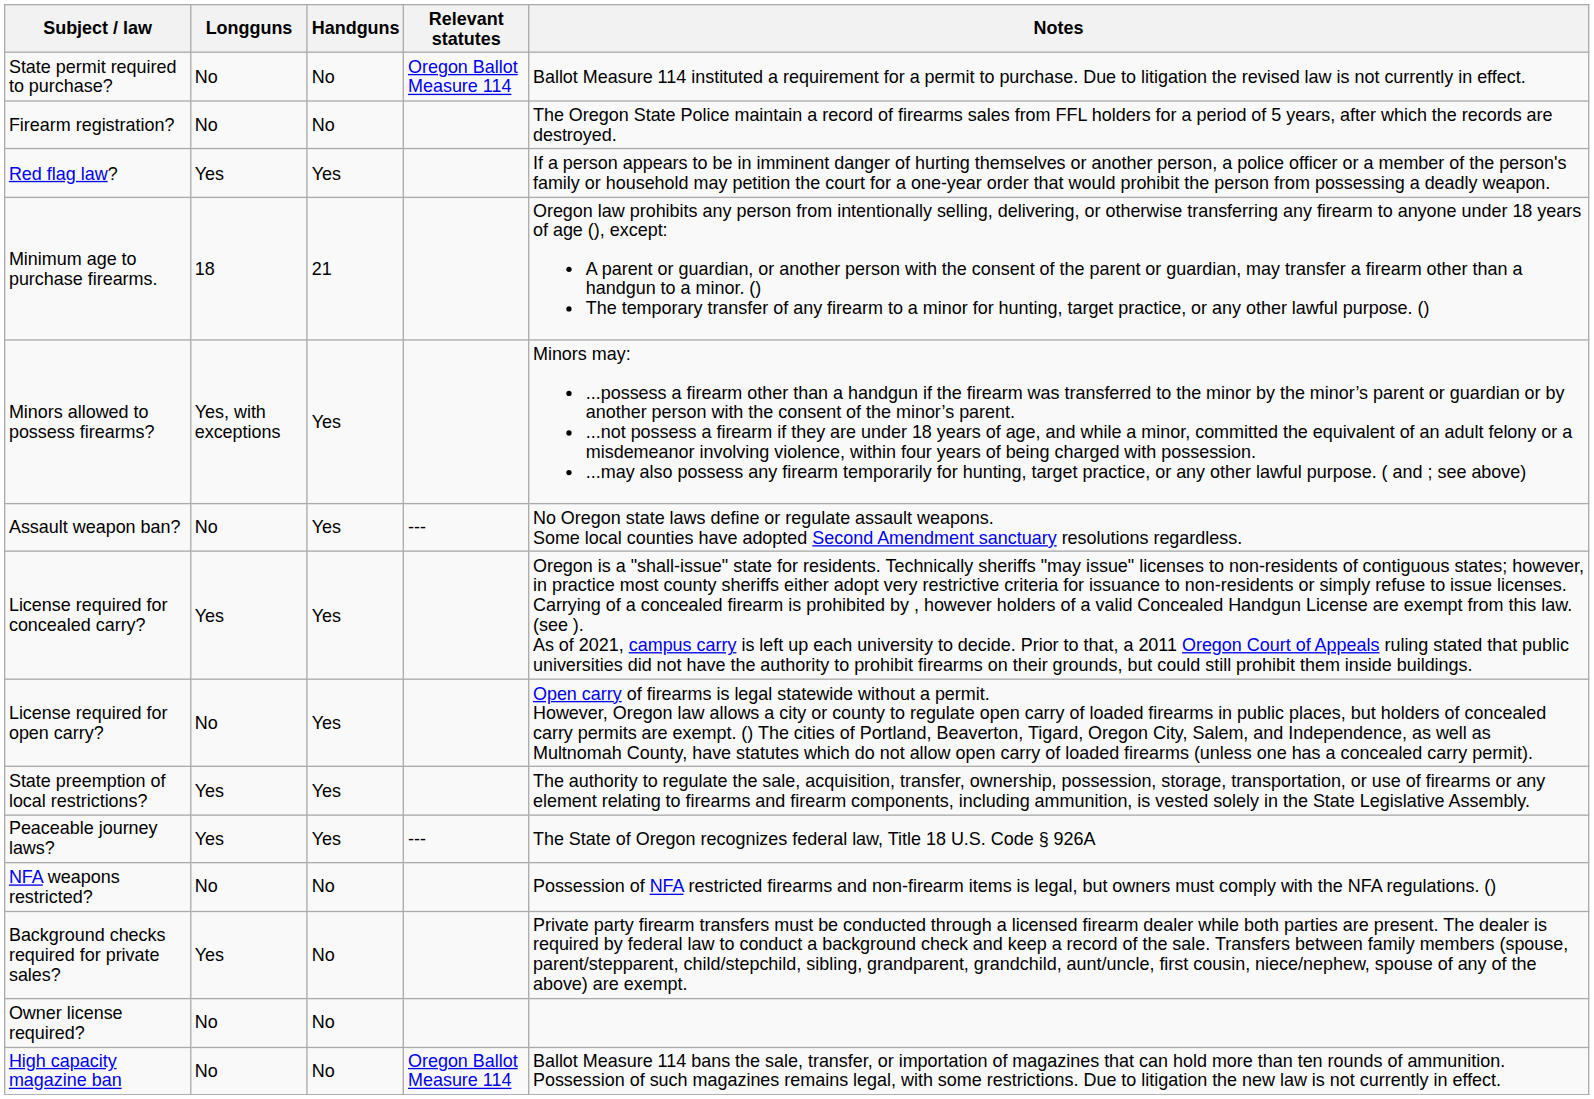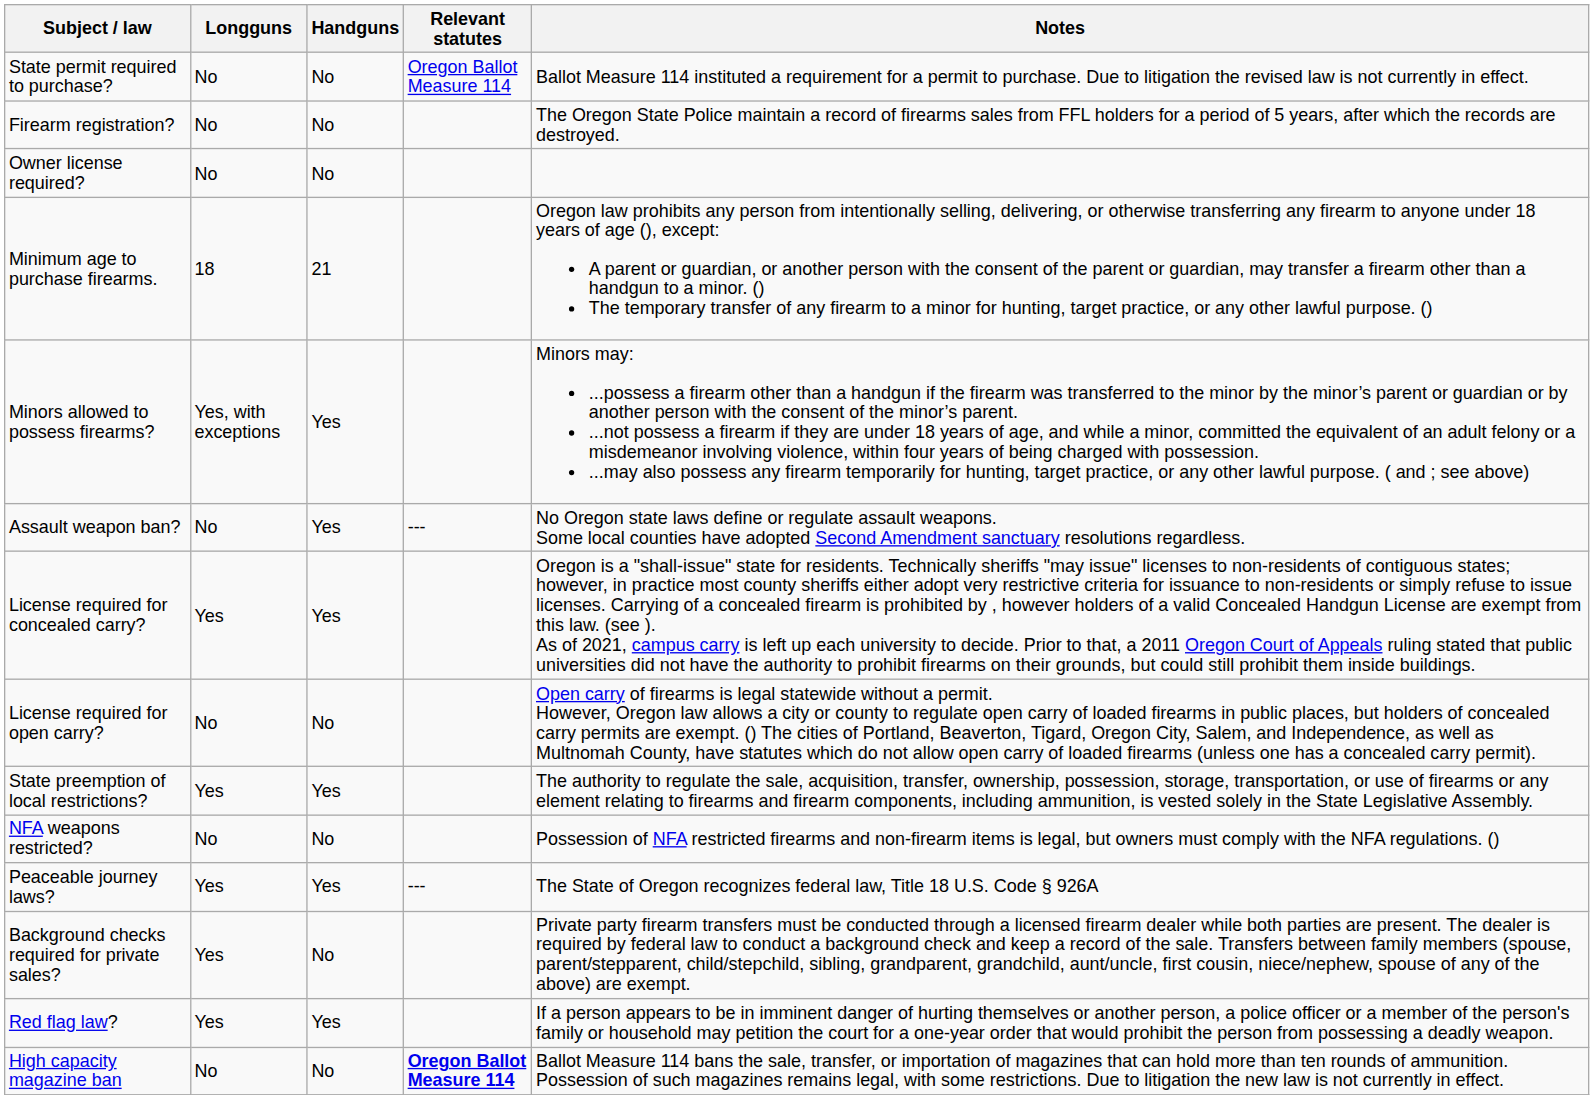rows swapped: (66, 1022) <-> (63, 173)
(326, 722) Yes -> (323, 722) No
rows swapped: (64, 887) <-> (83, 838)
(463, 1070) normal -> (467, 1070) bold
